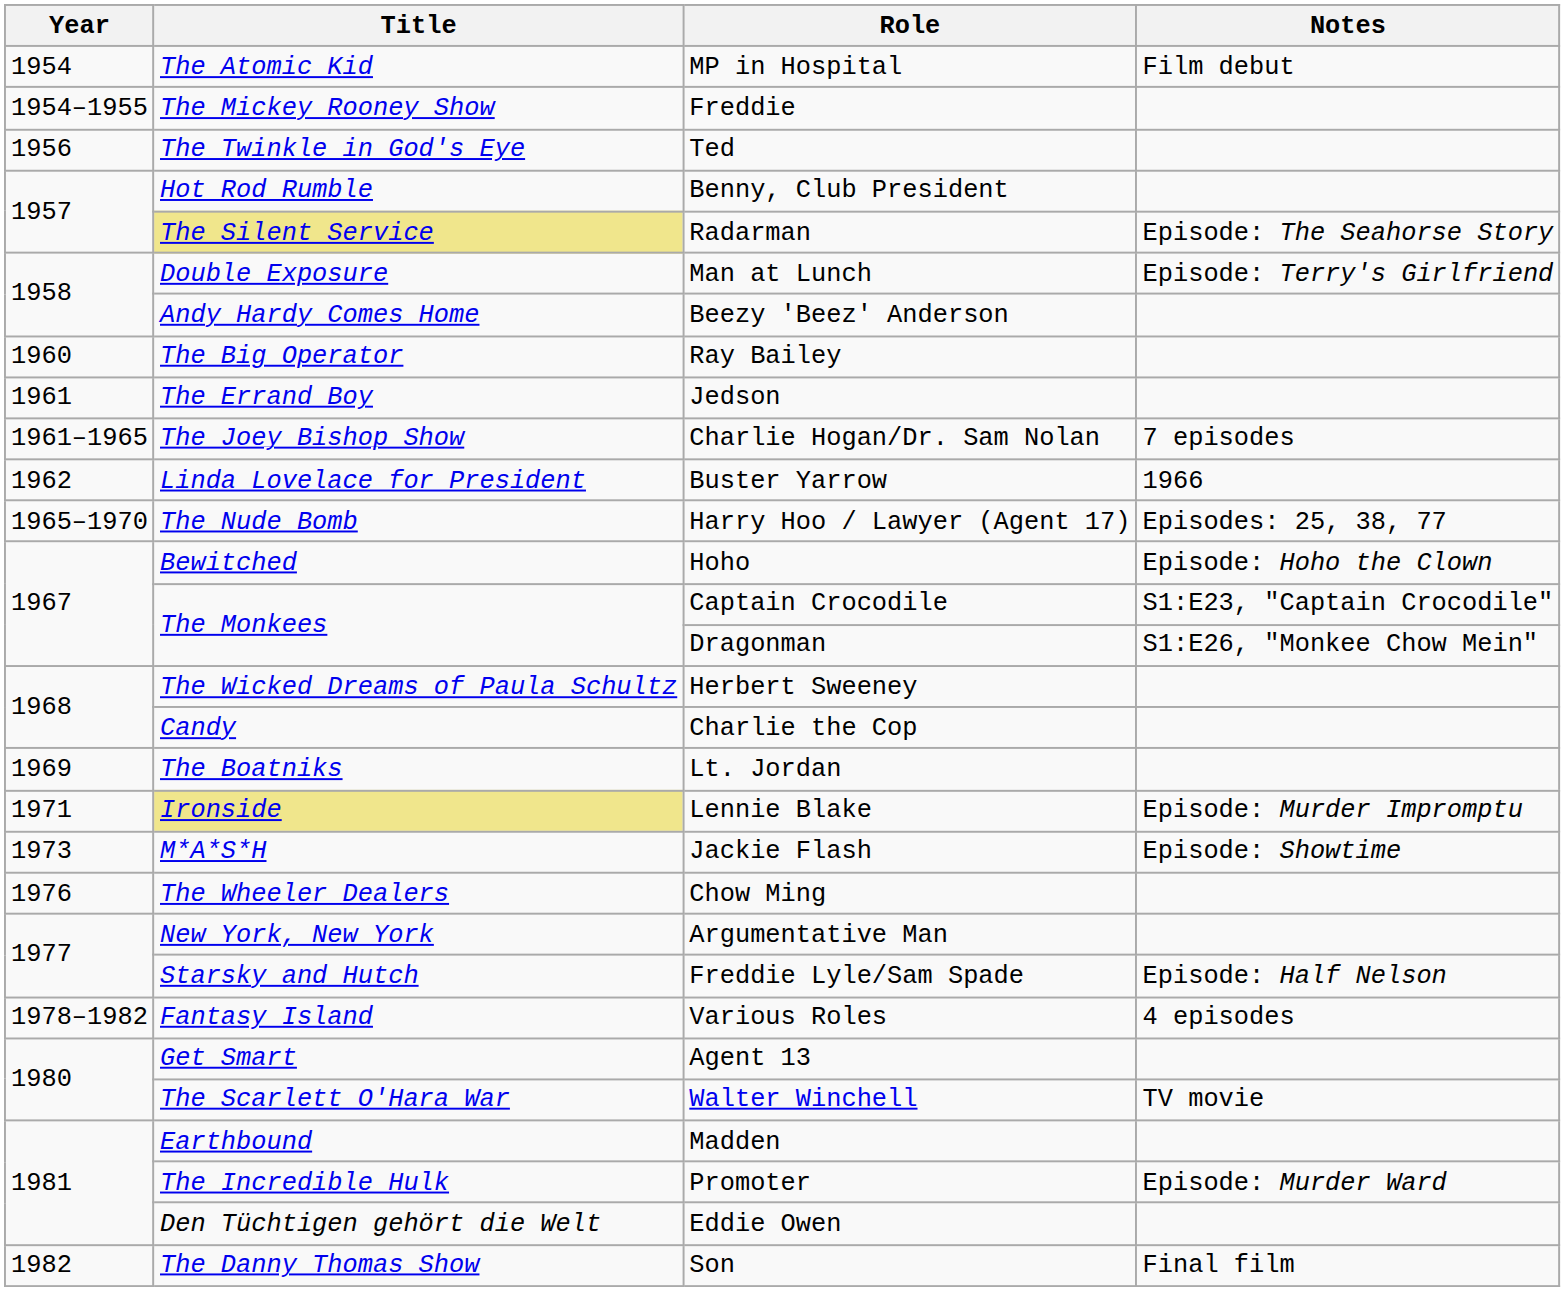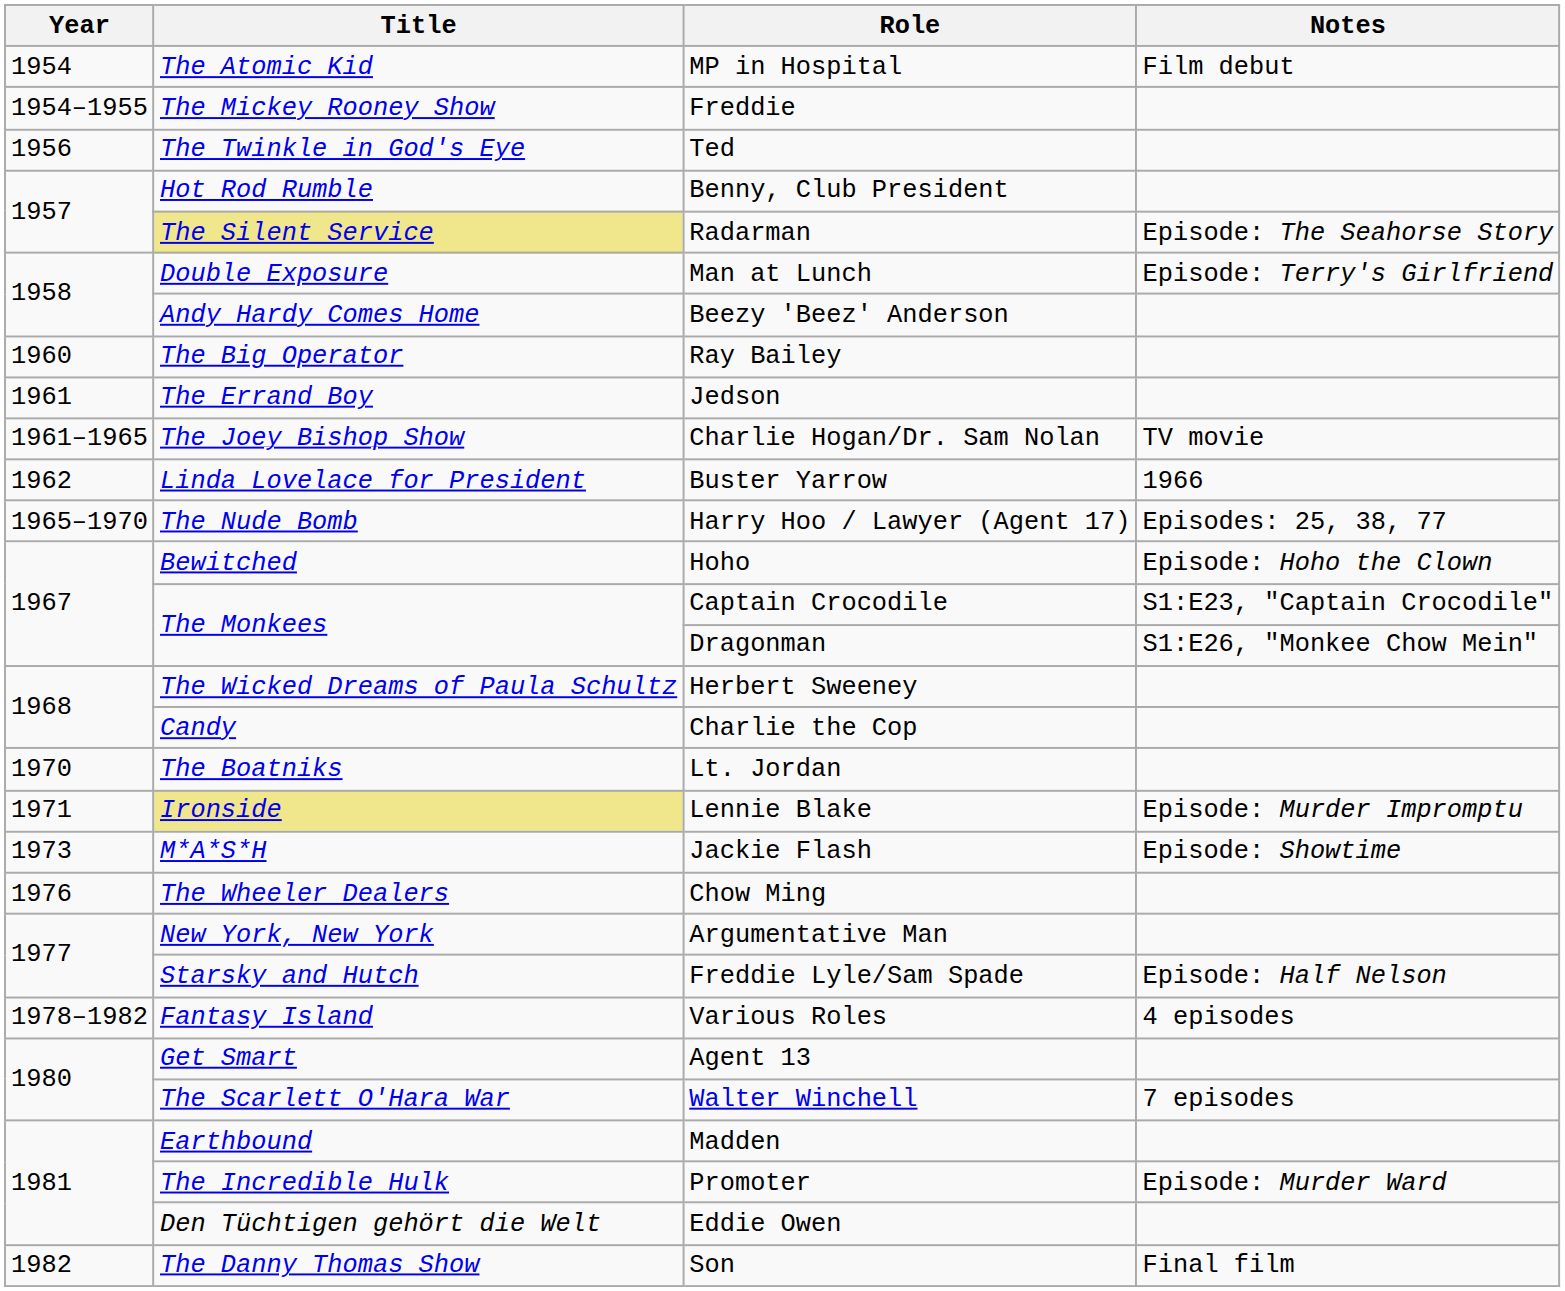(1219, 439) 7 episodes -> (1203, 439) TV movie
(41, 769) 1969 -> (41, 769) 1970
(1203, 1100) TV movie -> (1219, 1100) 7 episodes
